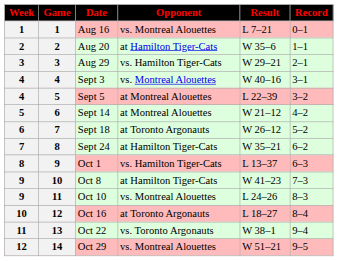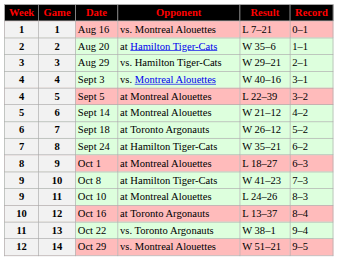(171, 163) vs. Hamilton Tiger-Cats -> (166, 163) at Montreal Alouettes
(260, 163) L 13–37 -> (260, 163) L 18–27
(168, 197) vs. Montreal Alouettes -> (166, 197) at Montreal Alouettes
(260, 213) L 18–27 -> (260, 213) L 13–37
